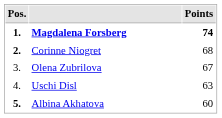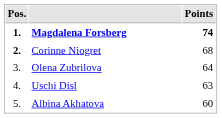(208, 68) 67 -> (208, 68) 64
(17, 103) bold -> (17, 103) normal
